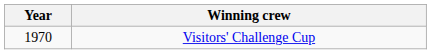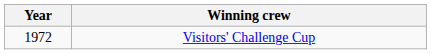(38, 37) 1970 -> (38, 37) 1972
